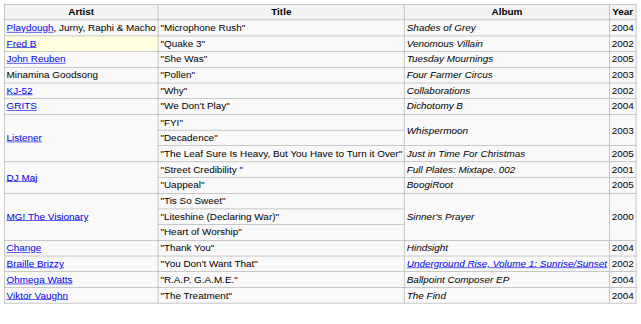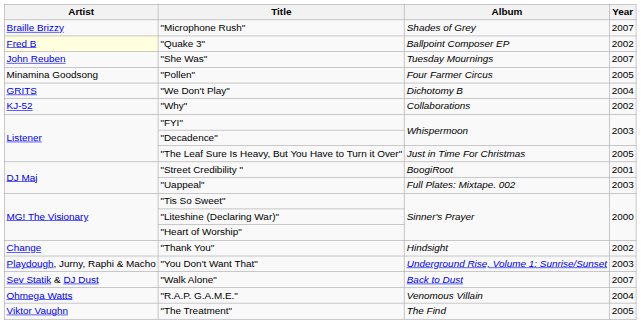(81, 28) Playdough, Jurny, Raphi & Macho -> (35, 28) Braille Brizzy
(623, 28) 2004 -> (623, 28) 2007
(445, 43) Venomous Villain -> (458, 43) Ballpoint Composer EP
(623, 59) 2005 -> (623, 59) 2007
(623, 75) 2003 -> (623, 75) 2005
rows swapped: (195, 106) <-> (174, 91)
(461, 169) Full Plates: Mixtape. 002 -> (430, 169) BoogiRoot
(430, 185) BoogiRoot -> (461, 185) Full Plates: Mixtape. 002
(623, 185) 2005 -> (623, 185) 2003
(623, 248) 2004 -> (623, 248) 2002
(35, 264) Braille Brizzy -> (81, 264) Playdough, Jurny, Raphi & Macho
(623, 264) 2002 -> (623, 264) 2003
+ row: (189, 279)
(458, 279) Ballpoint Composer EP -> (445, 295) Venomous Villain
(623, 295) 2004 -> (623, 311) 2005
